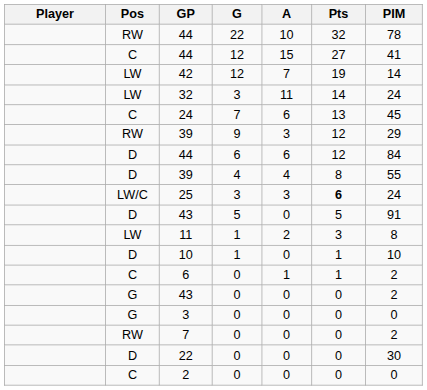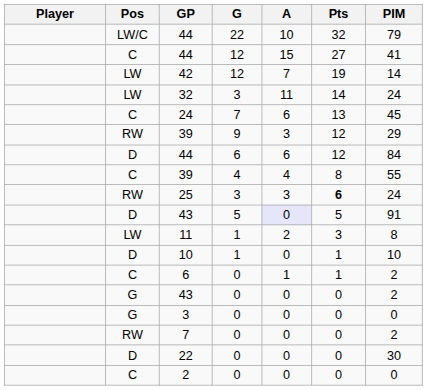(132, 34) RW -> (132, 34) LW/C
(394, 34) 78 -> (394, 34) 79
(132, 174) D -> (132, 174) C
(132, 194) LW/C -> (132, 194) RW
(287, 214) no background -> (287, 214) lavender background
